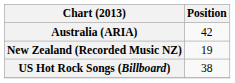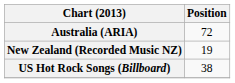(207, 31) 42 -> (207, 31) 72
